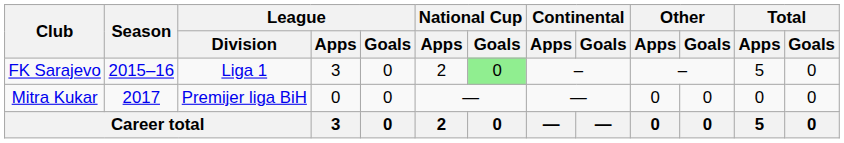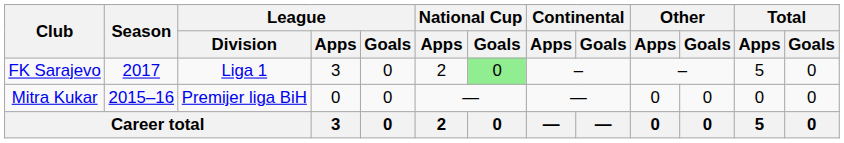(141, 71) 2015–16 -> (141, 71) 2017
(141, 97) 2017 -> (141, 97) 2015–16
